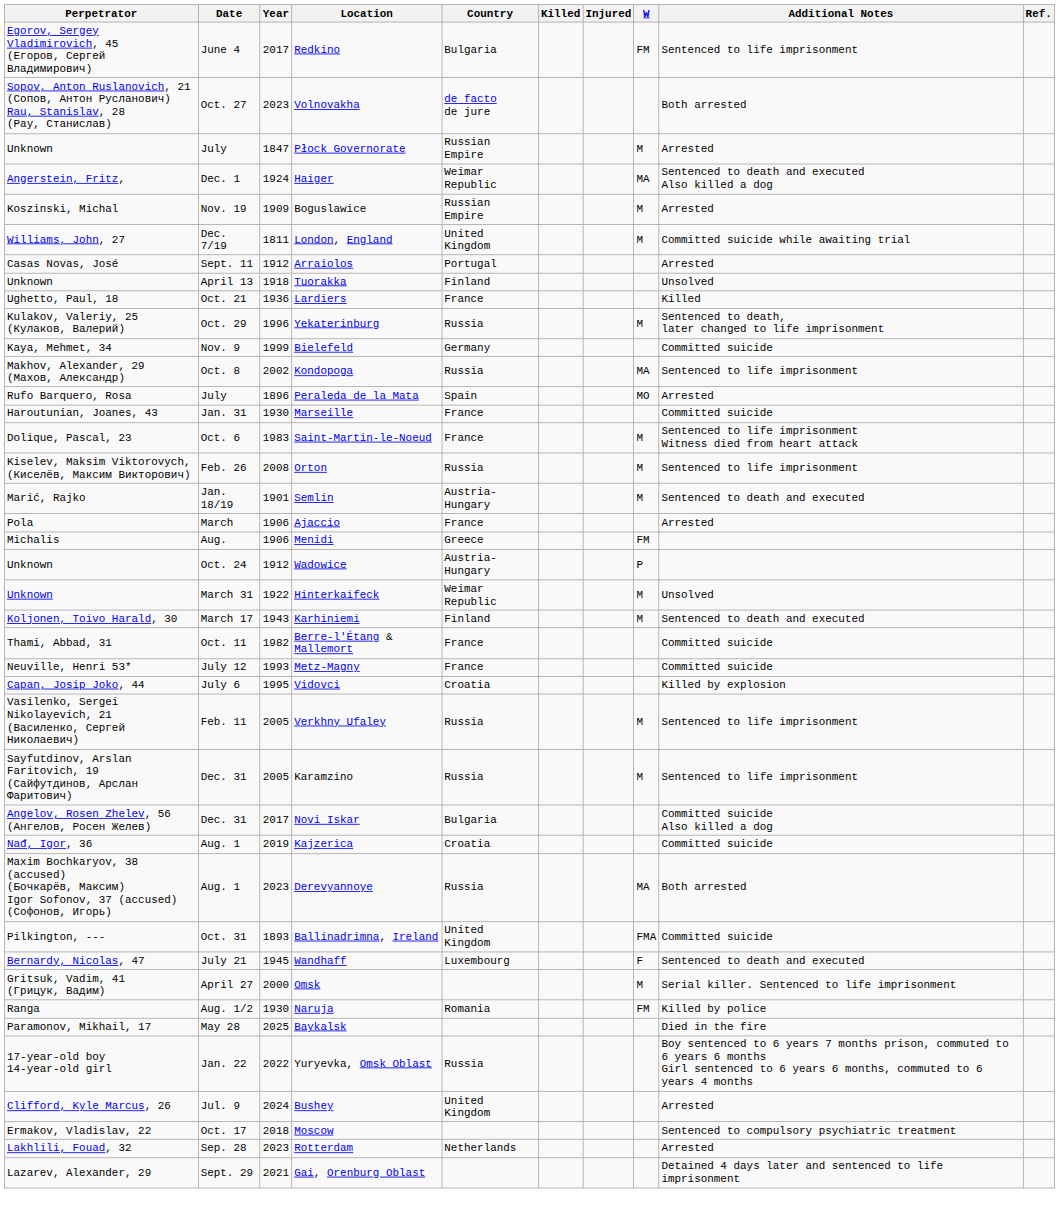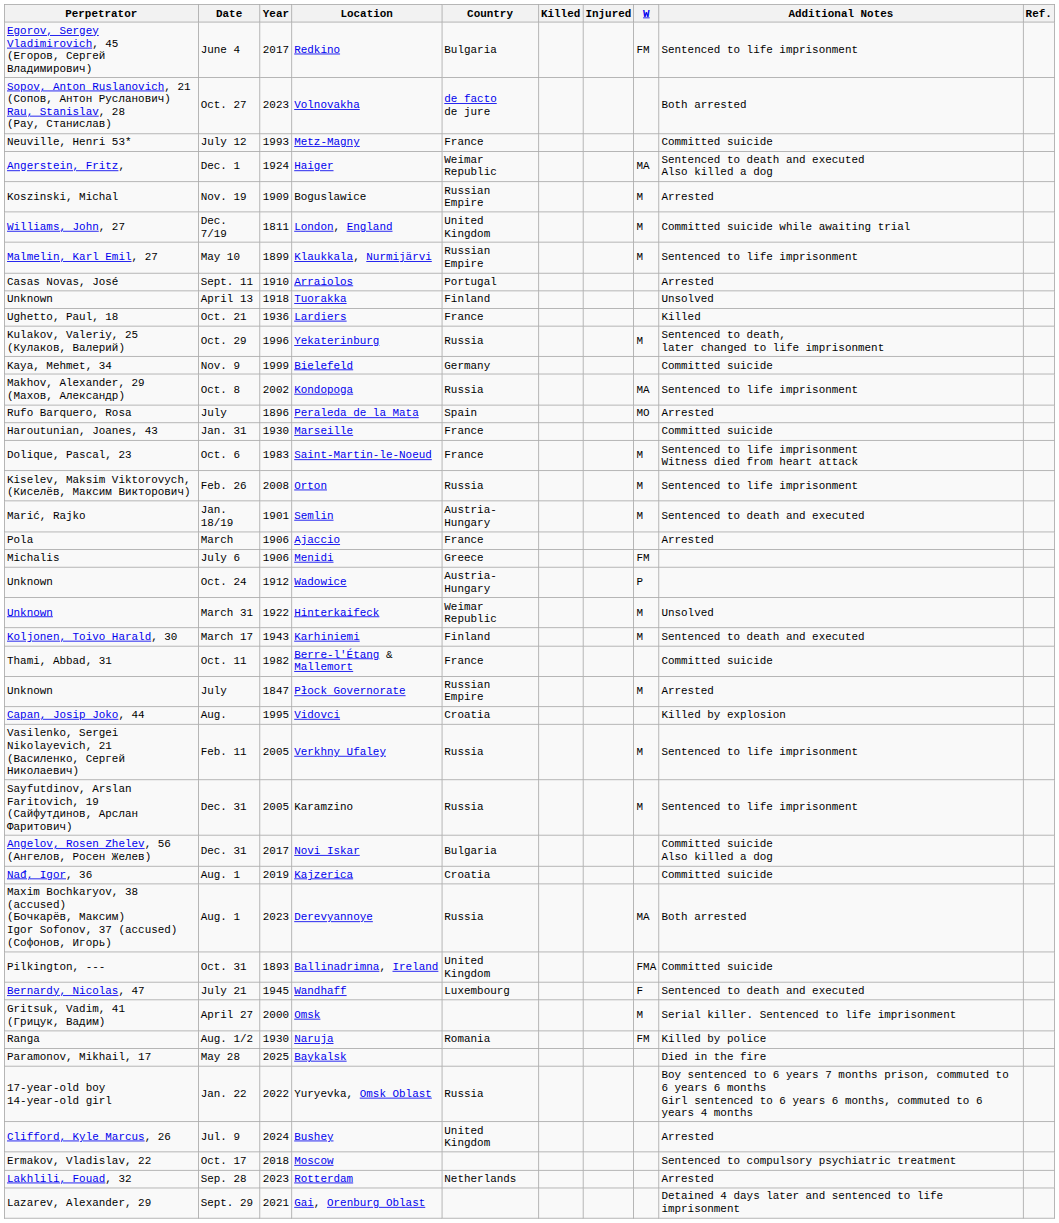rows swapped: (350, 149) <-> (327, 667)
+ row: (363, 258)
(276, 264) 1912 -> (276, 282) 1910
(214, 540) Aug. -> (220, 558) July 6
(220, 685) July 6 -> (214, 715) Aug.
